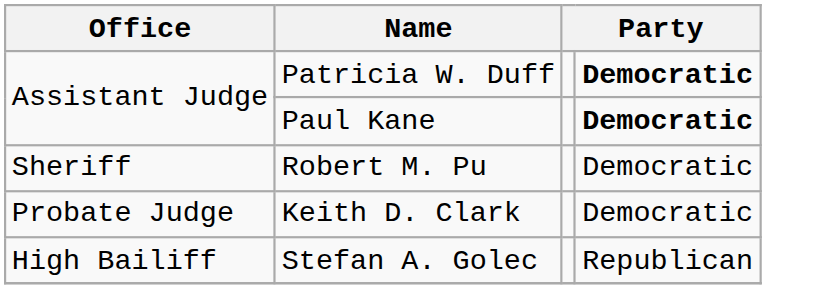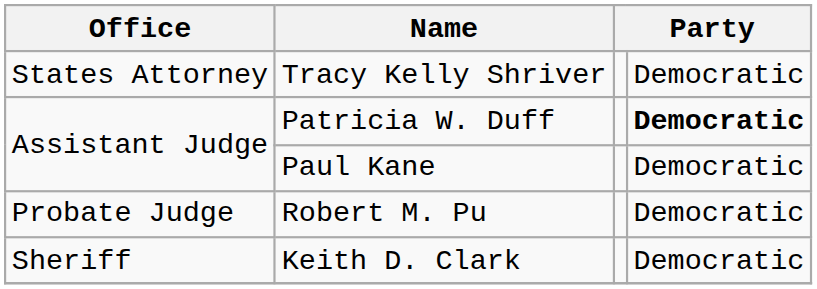+ row: (444, 75)
(668, 121) bold -> (719, 167) normal
(72, 167) Sheriff -> (123, 214) Probate Judge
(123, 214) Probate Judge -> (72, 260) Sheriff
- row: (410, 260)
